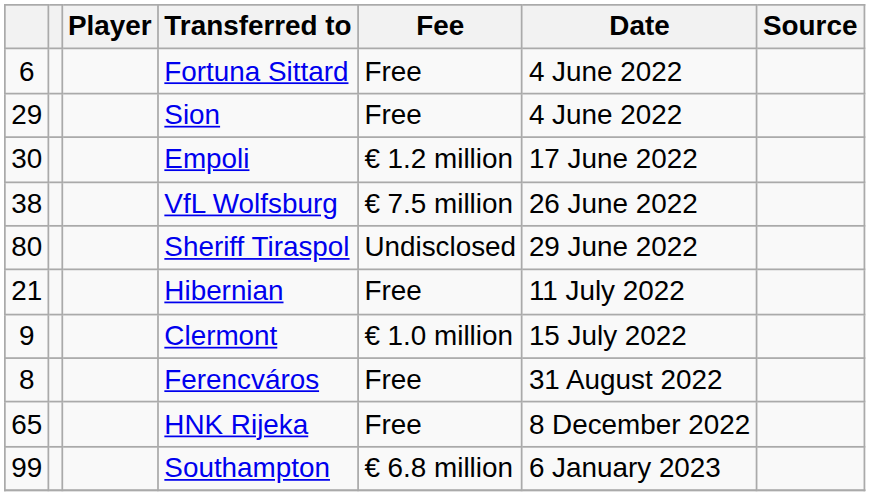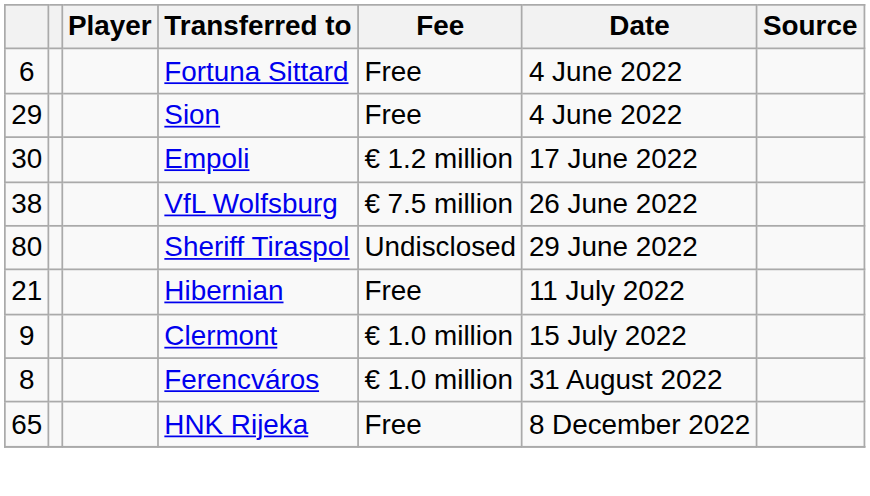(393, 379) Free -> (439, 379) € 1.0 million
- row: (247, 468)
